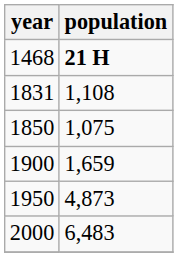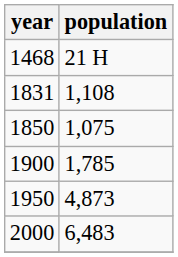(87, 57) bold -> (86, 57) normal
(90, 163) 1,659 -> (90, 163) 1,785
